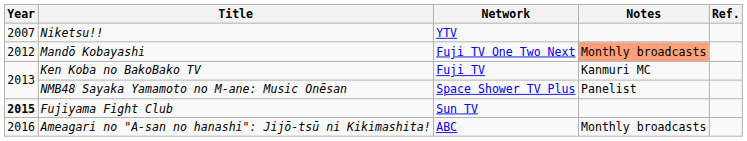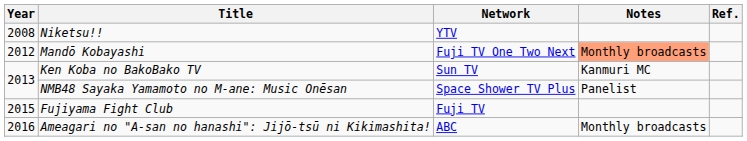(21, 33) 2007 -> (21, 33) 2008
(461, 70) Fuji TV -> (457, 70) Sun TV
(21, 108) bold -> (21, 108) normal
(457, 108) Sun TV -> (461, 108) Fuji TV
